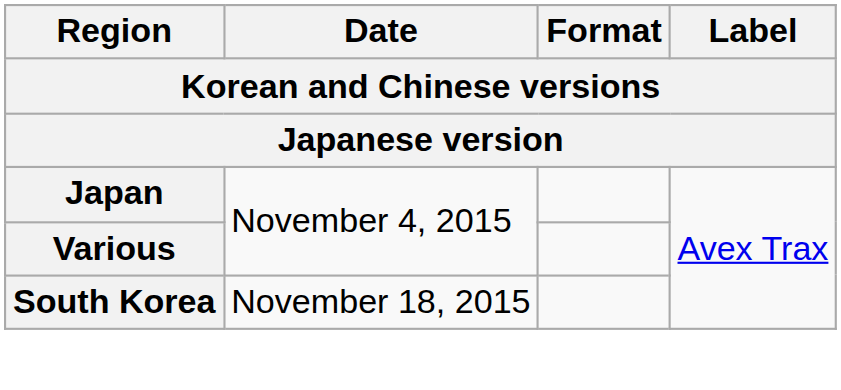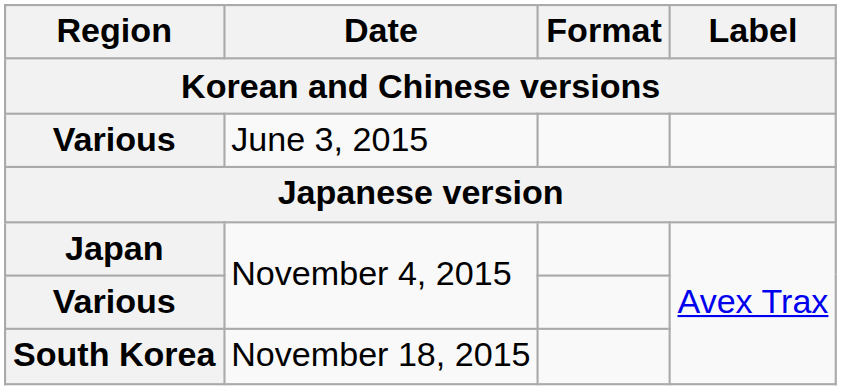+ row: (114, 139)
